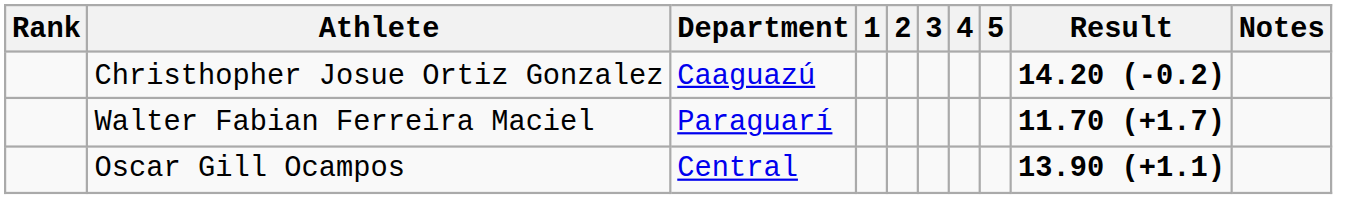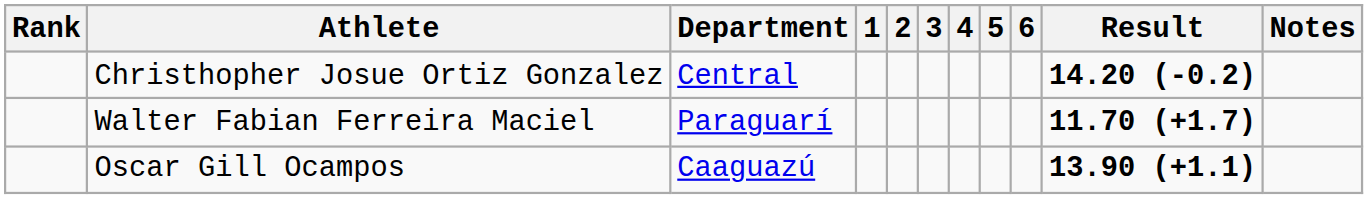+ column: (1027, 29)
(746, 75) Caaguazú -> (738, 75) Central
(738, 169) Central -> (746, 169) Caaguazú
